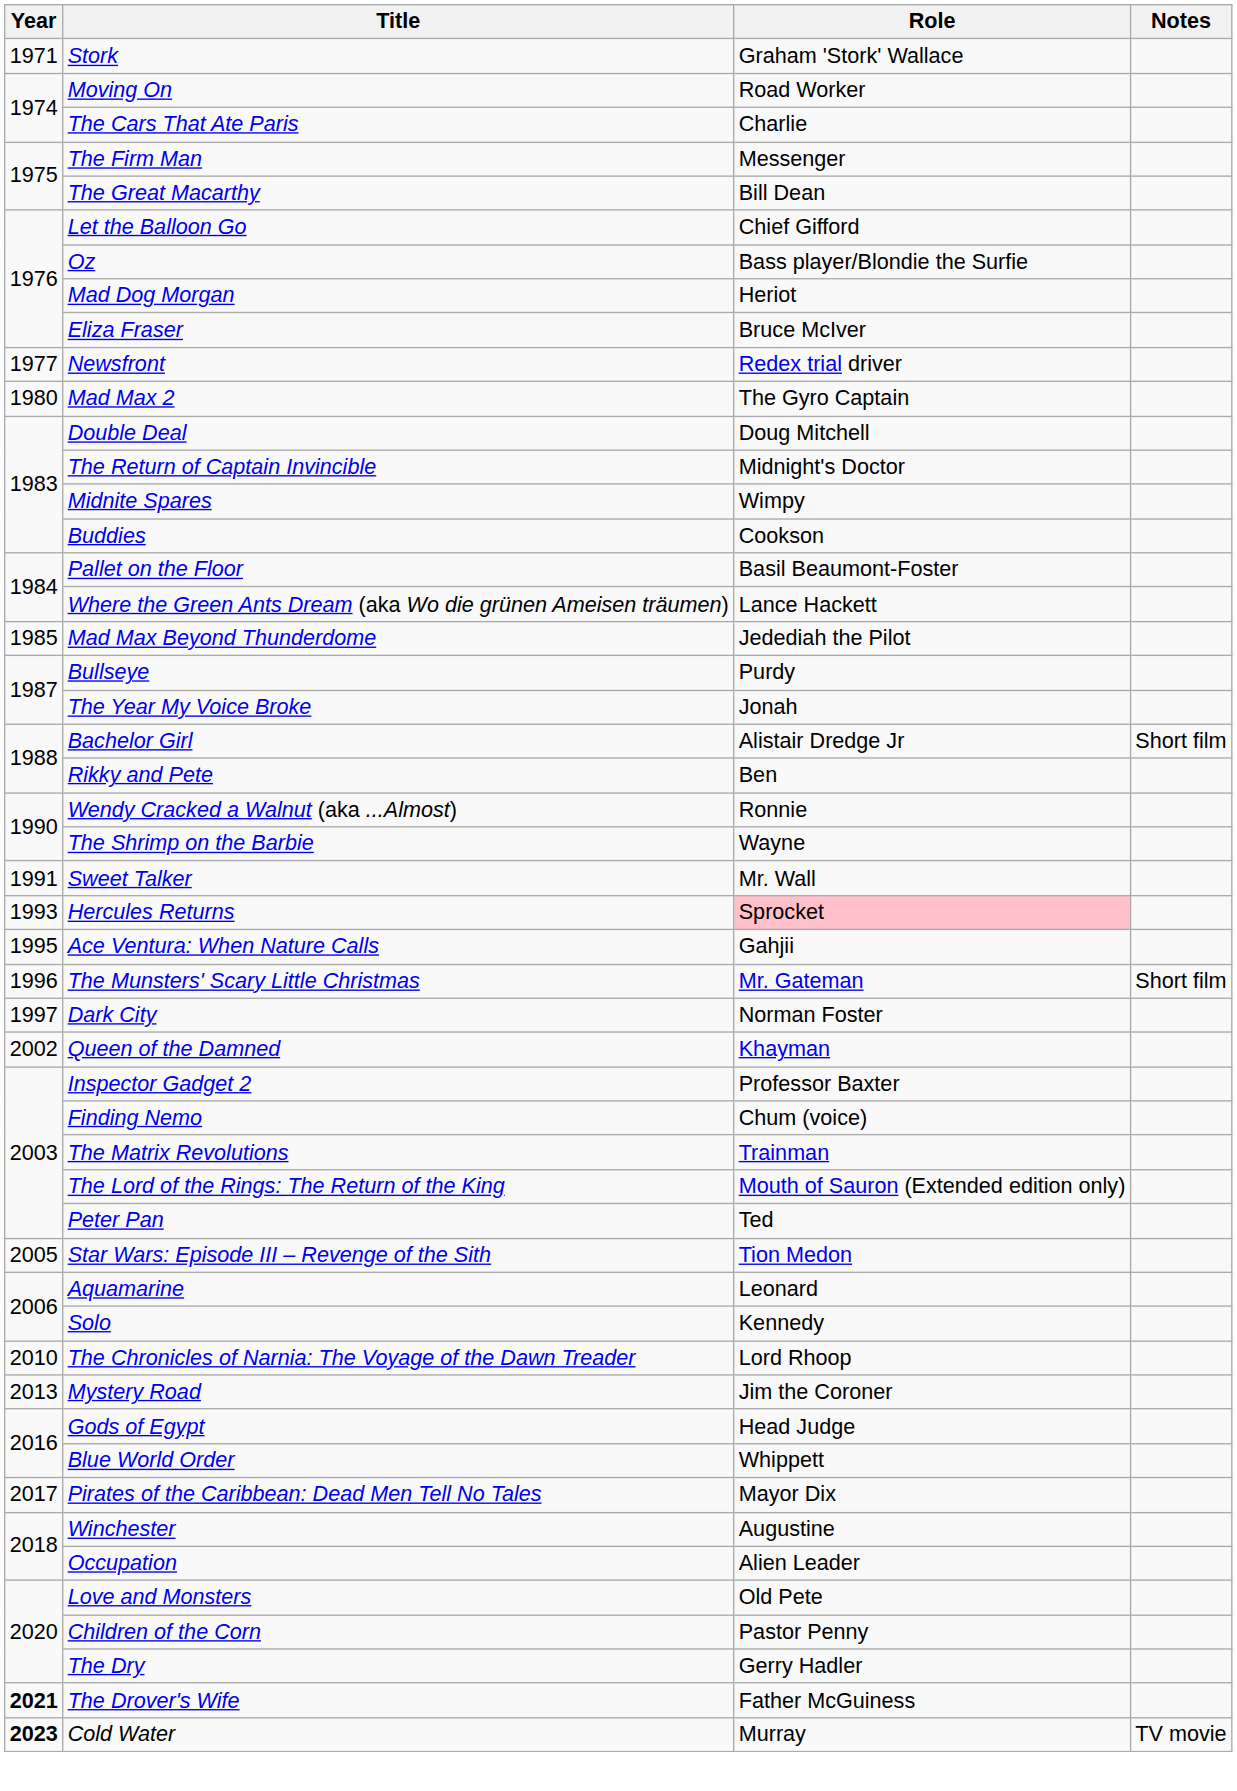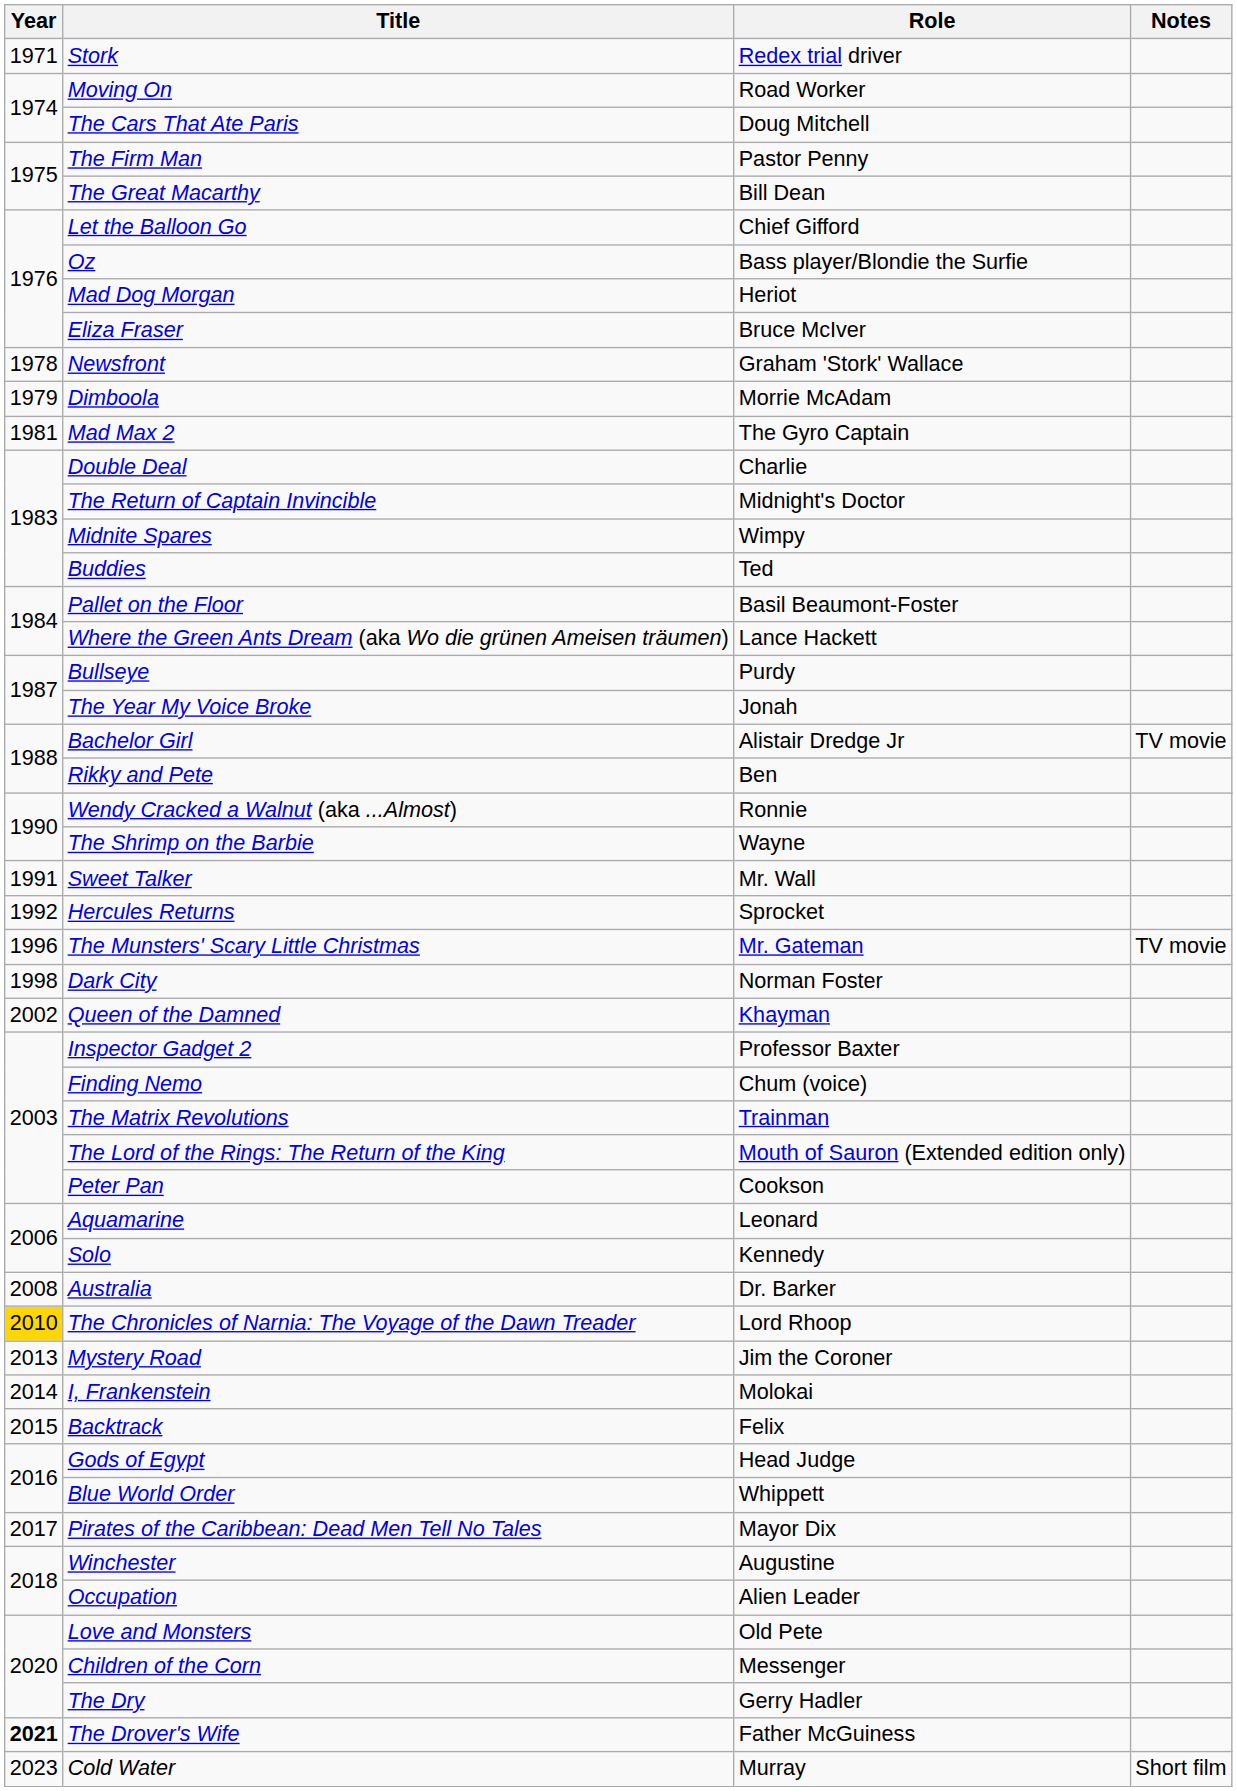(851, 55) Graham 'Stork' Wallace -> (820, 55) Redex trial driver
(773, 124) Charlie -> (804, 124) Doug Mitchell
(792, 158) Messenger -> (804, 158) Pastor Penny
(34, 364) 1977 -> (34, 364) 1978
(820, 364) Redex trial driver -> (851, 364) Graham 'Stork' Wallace
+ row: (113, 398)
(34, 398) 1980 -> (34, 432) 1981
(804, 432) Doug Mitchell -> (773, 466) Charlie
(781, 535) Cookson -> (756, 569) Ted
- row: (222, 638)
(1181, 741) Short film -> (1181, 741) TV movie
(34, 912) 1993 -> (34, 912) 1992
(781, 912) pink background -> (781, 912) no background
- row: (223, 946)
(1181, 980) Short film -> (1181, 946) TV movie
(34, 1015) 1997 -> (34, 980) 1998
(756, 1220) Ted -> (781, 1186) Cookson
- row: (279, 1254)
+ row: (110, 1289)
(34, 1357) no background -> (34, 1323) gold background
+ row: (139, 1391)
+ row: (115, 1426)
(804, 1631) Pastor Penny -> (792, 1665) Messenger
(34, 1734) bold -> (34, 1768) normal
(1181, 1734) TV movie -> (1181, 1768) Short film
